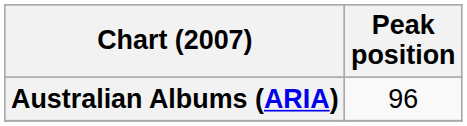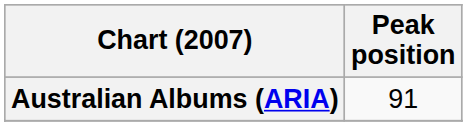(403, 98) 96 -> (403, 98) 91
